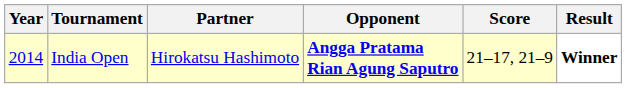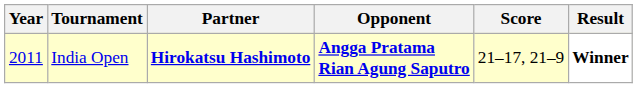(26, 57) 2014 -> (26, 57) 2011
(225, 57) normal -> (231, 57) bold
